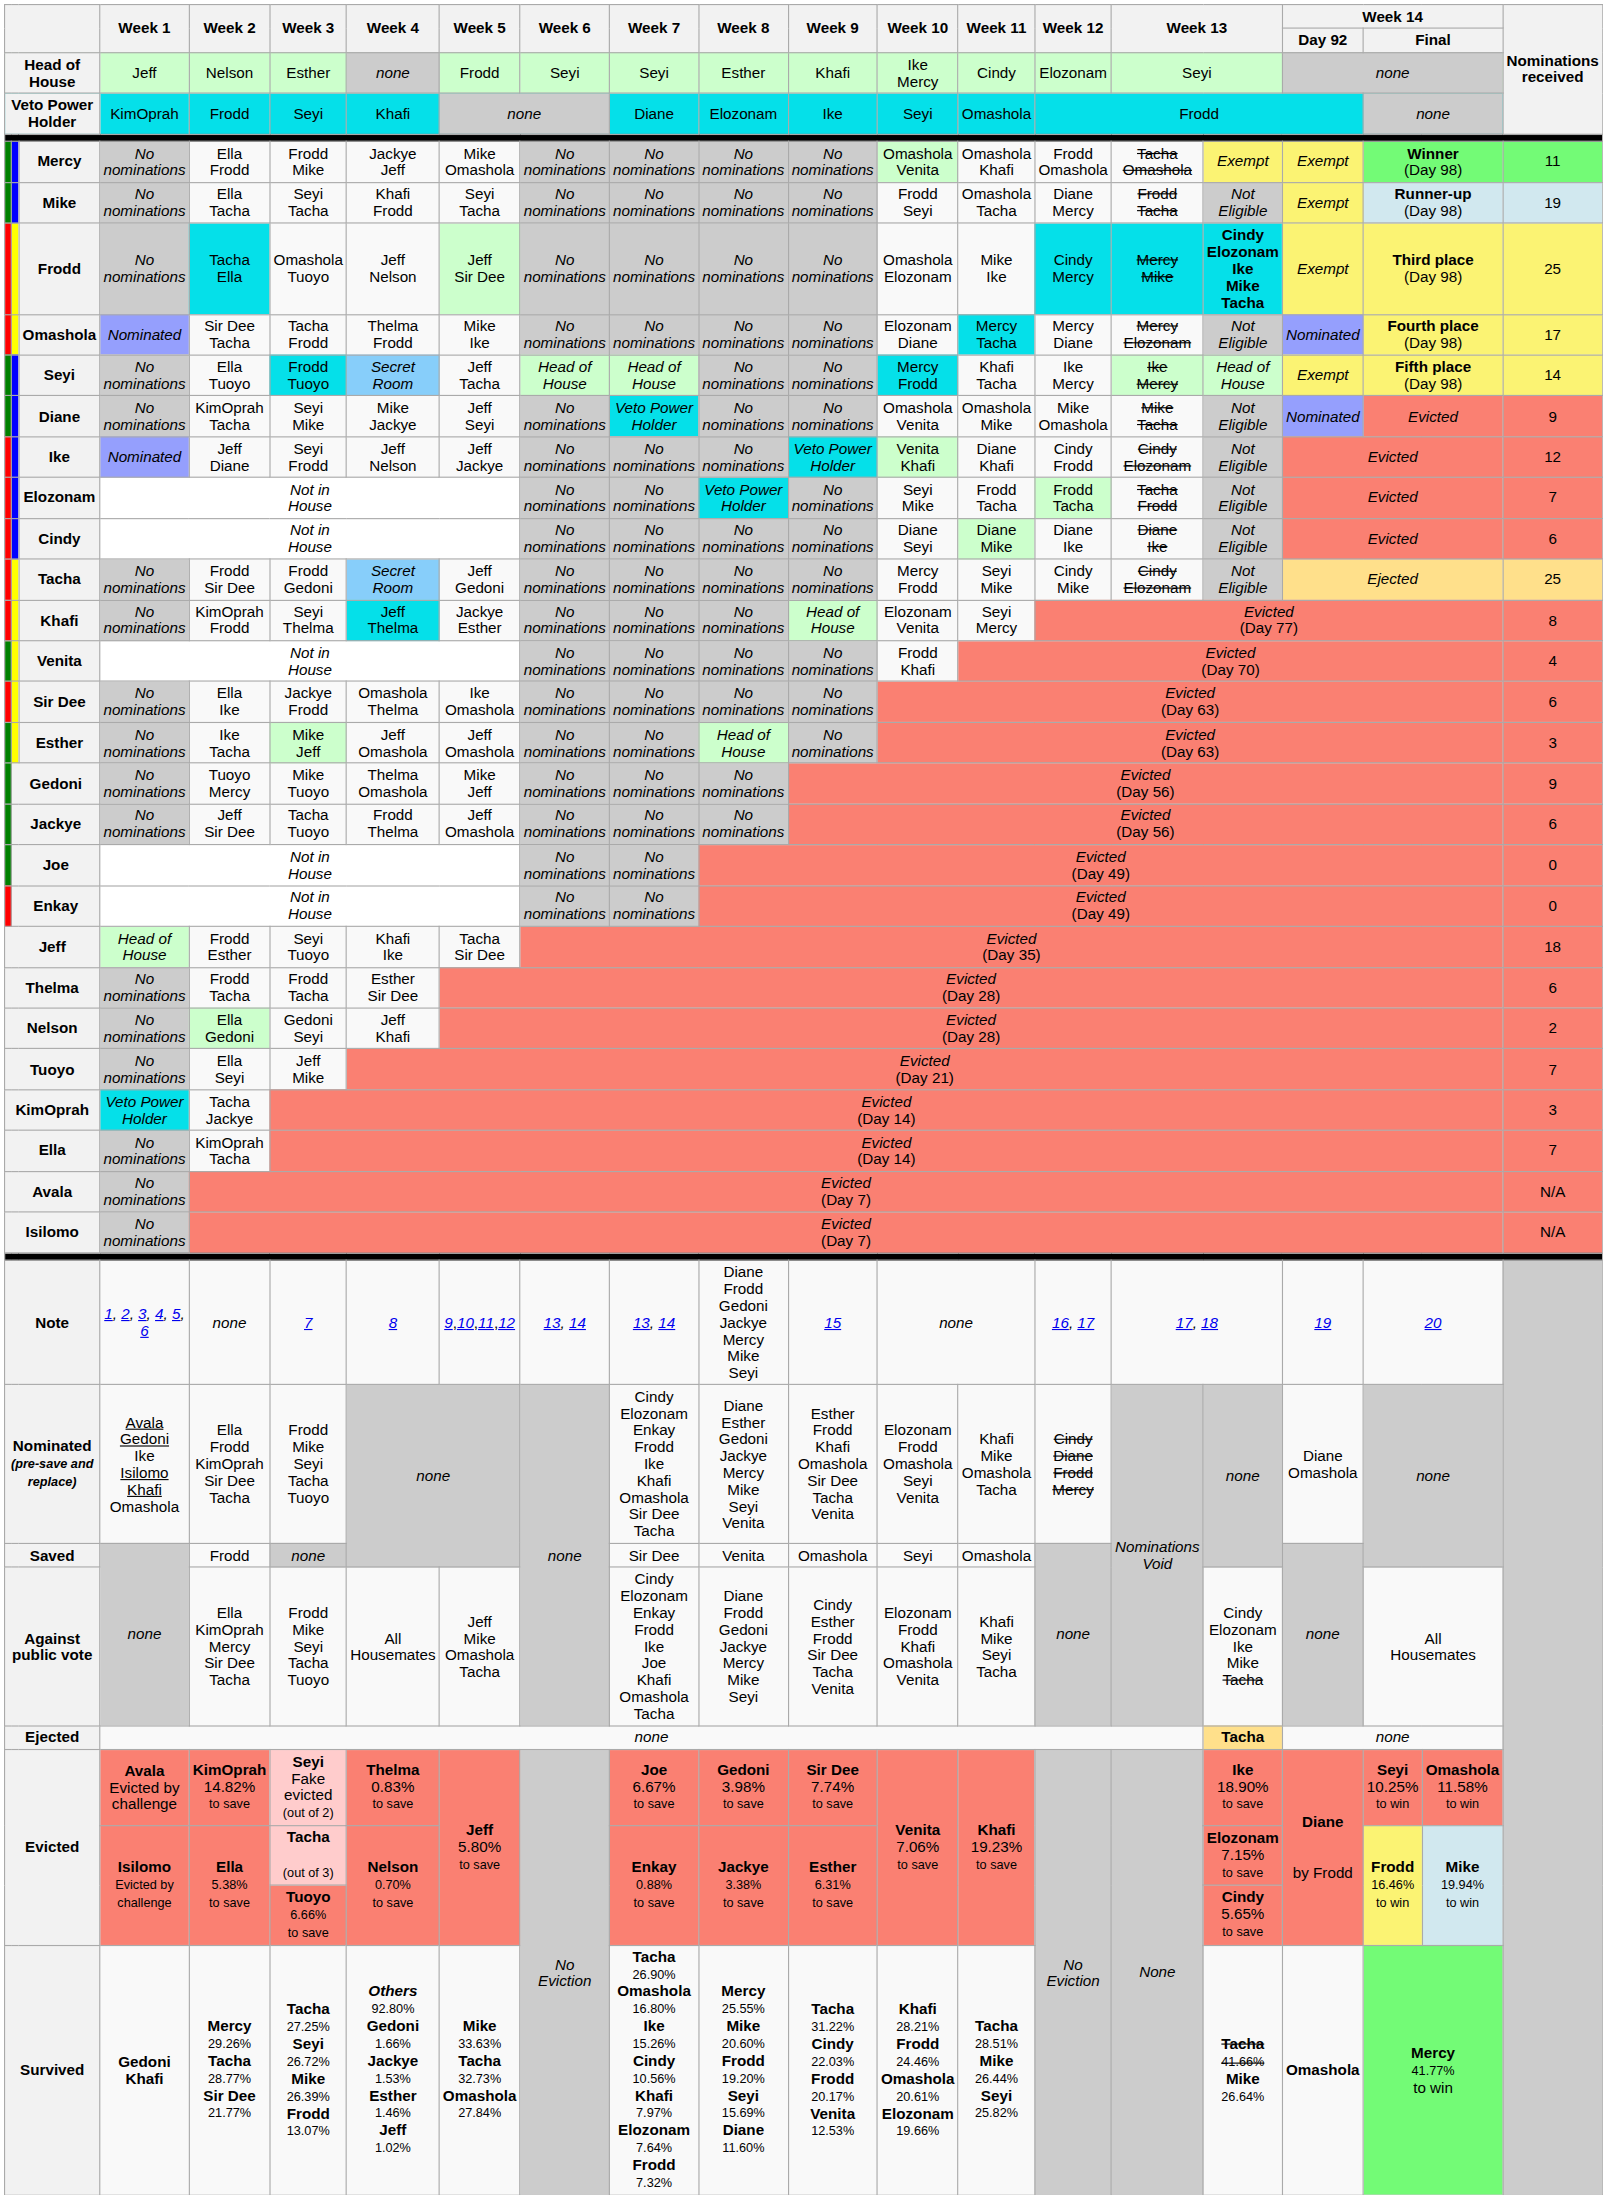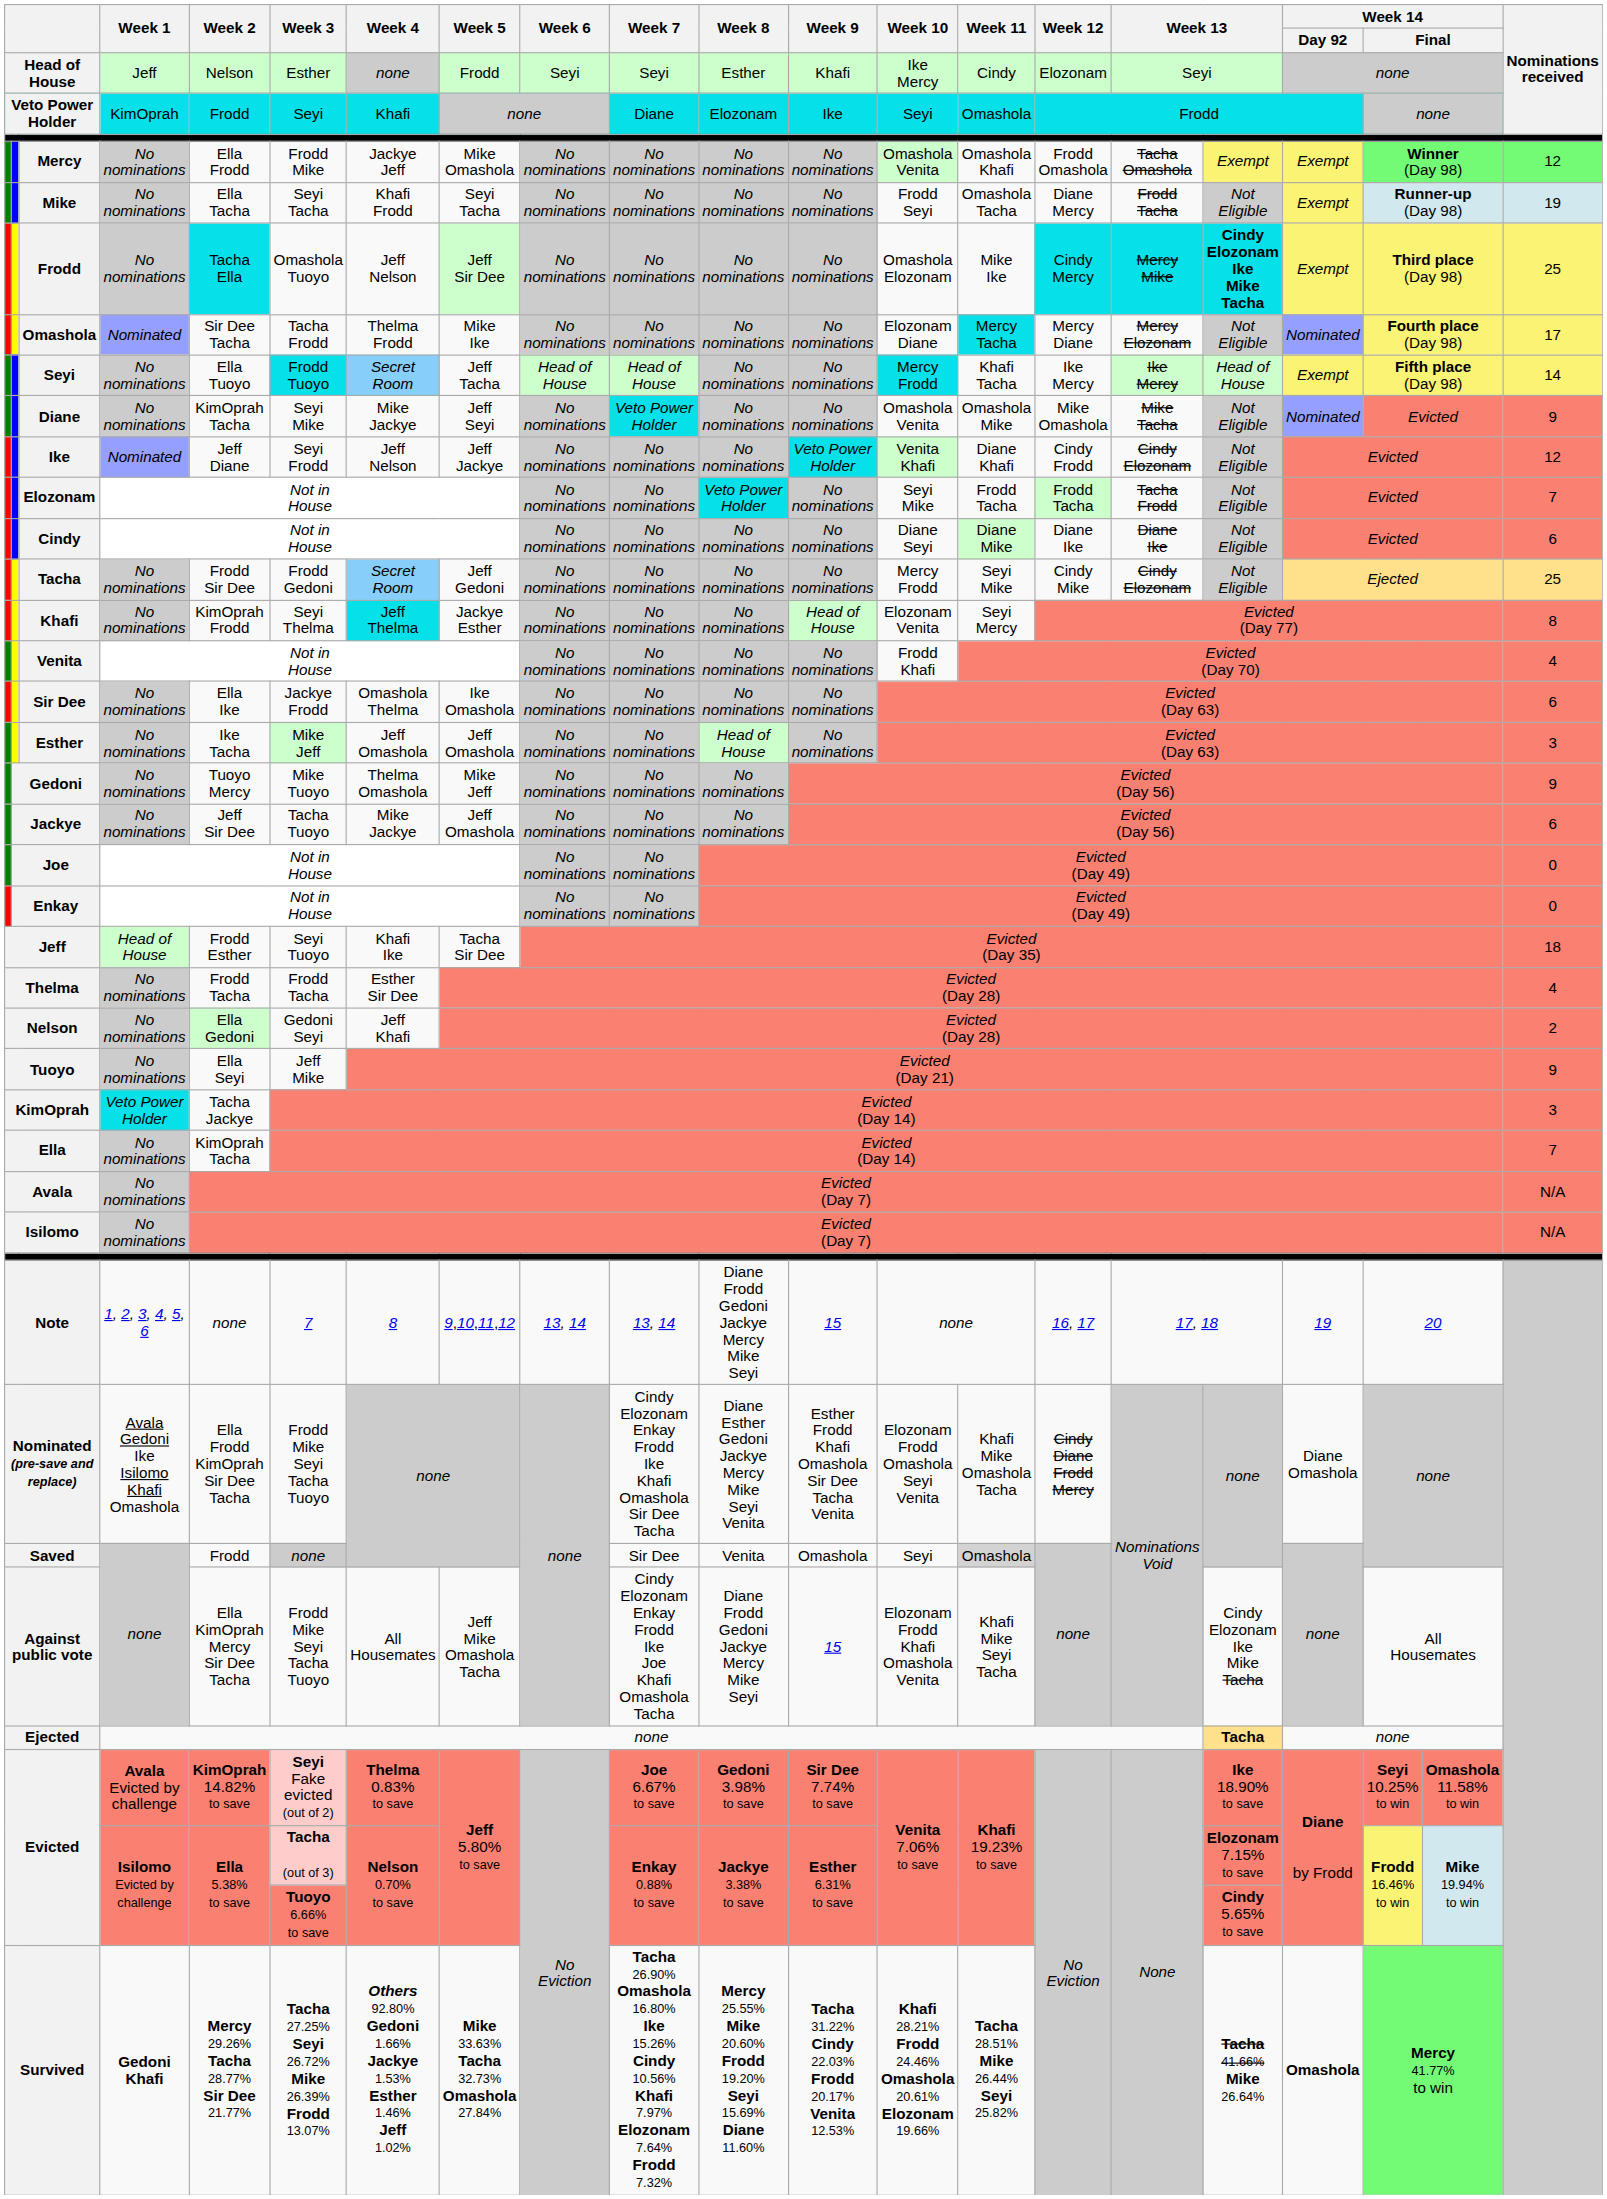(1553, 161) 11 -> (1553, 161) 12
(393, 824) Frodd Thelma -> (393, 824) Mike Jackye
(1553, 987) 6 -> (1553, 987) 4
(1553, 1069) 7 -> (1553, 1069) 9
(996, 1555) no background -> (996, 1555) lightgrey background
(833, 1646) Cindy Esther Frodd Sir Dee Tacha Venita -> (833, 1646) 15
